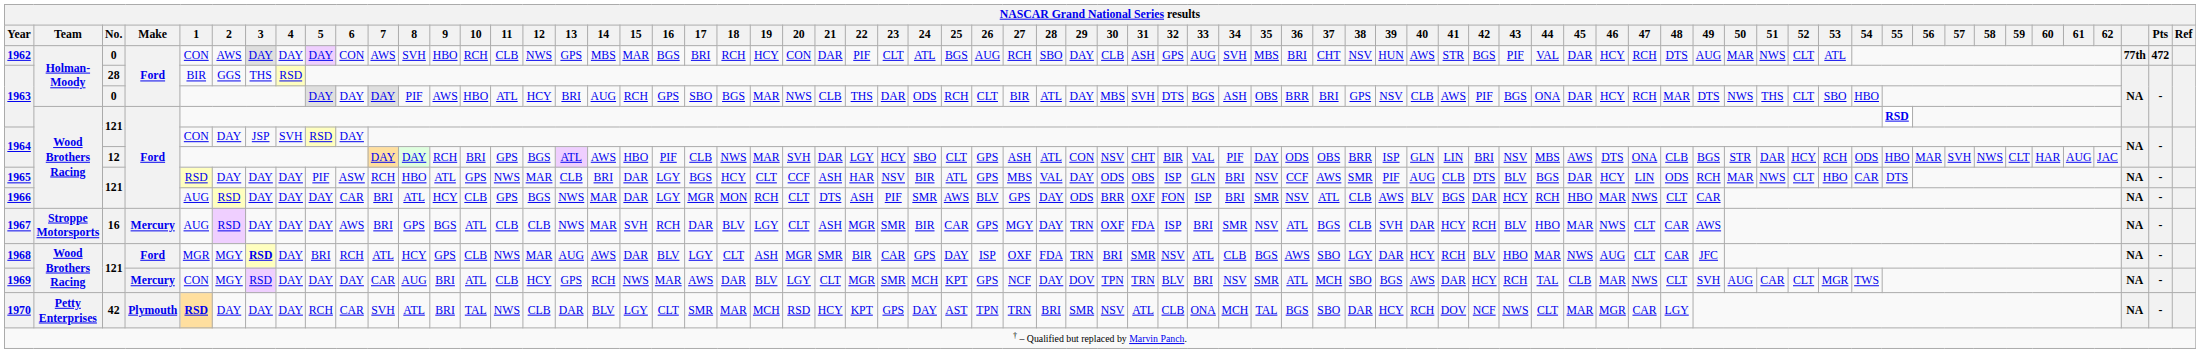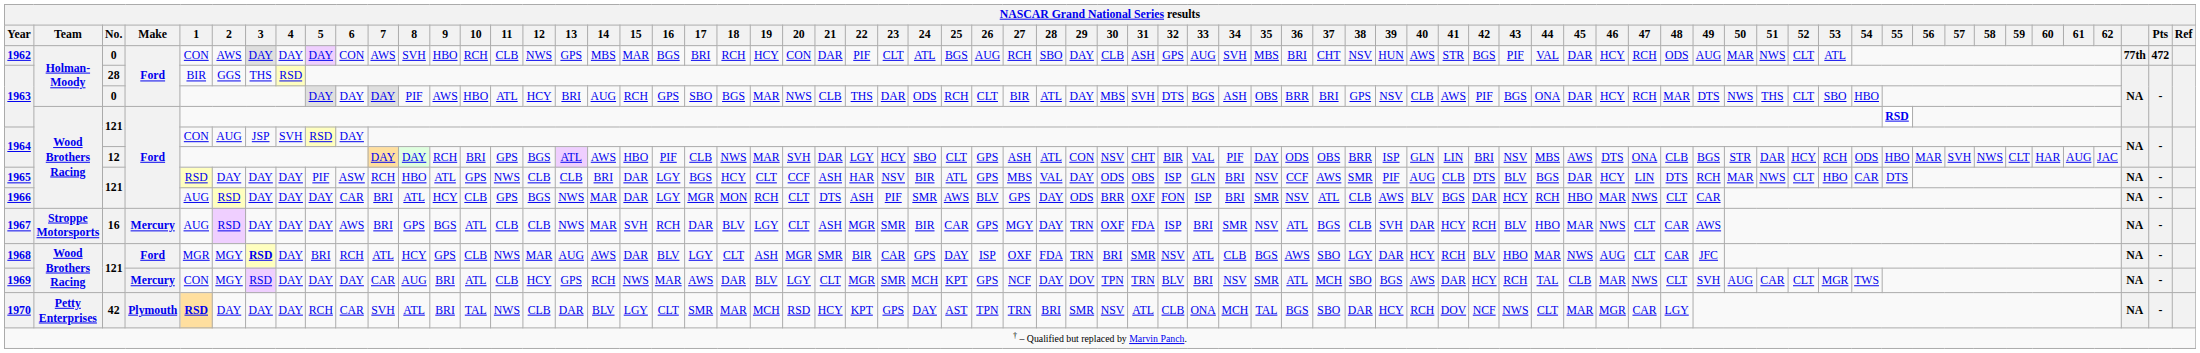(1677, 55) DTS -> (1677, 55) ODS
(229, 136) DAY -> (229, 136) AUG
(539, 177) MAR -> (539, 177) CLB
(1677, 177) ODS -> (1677, 177) DTS
